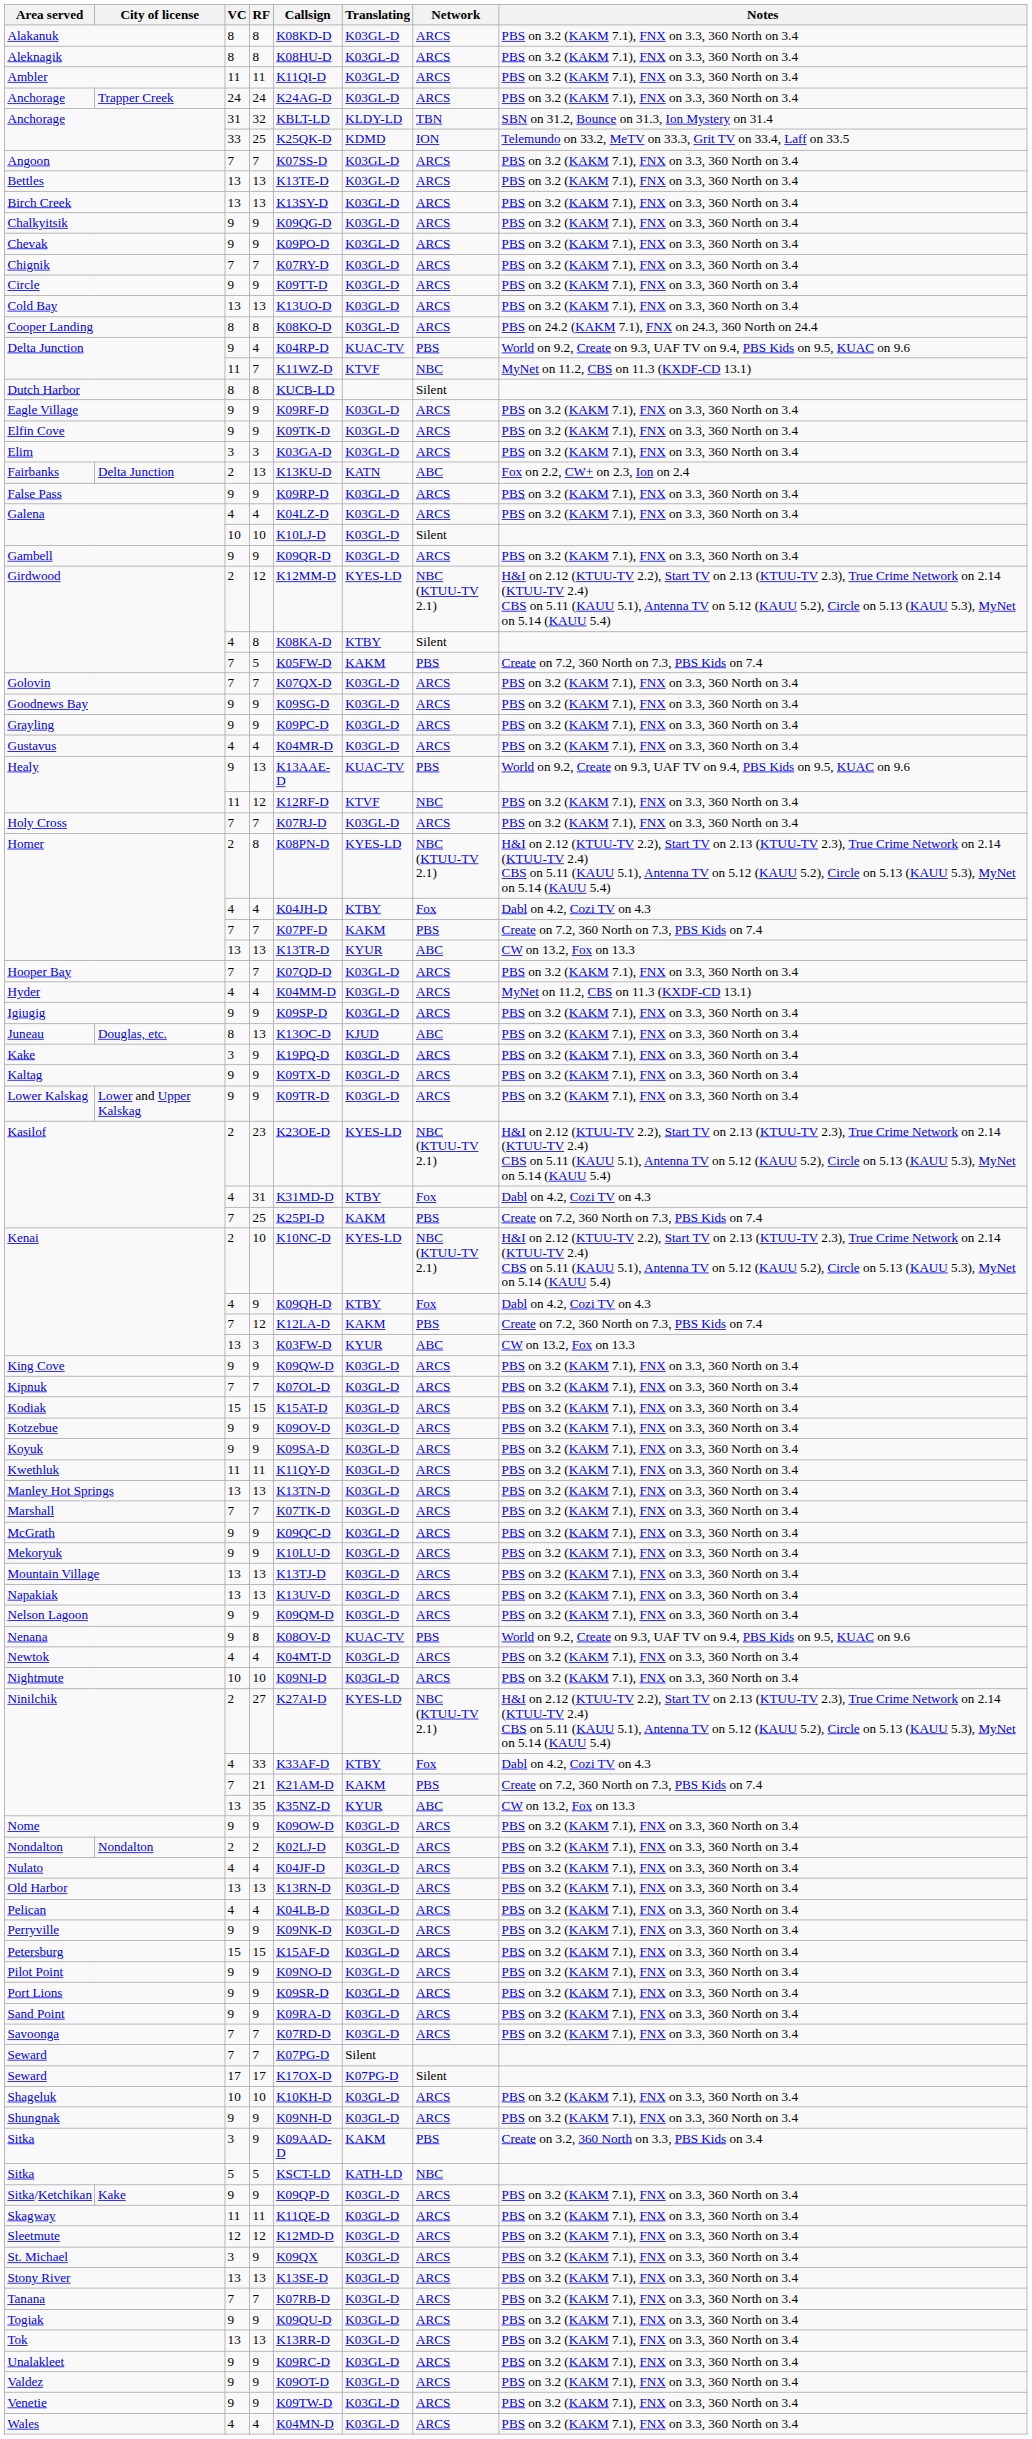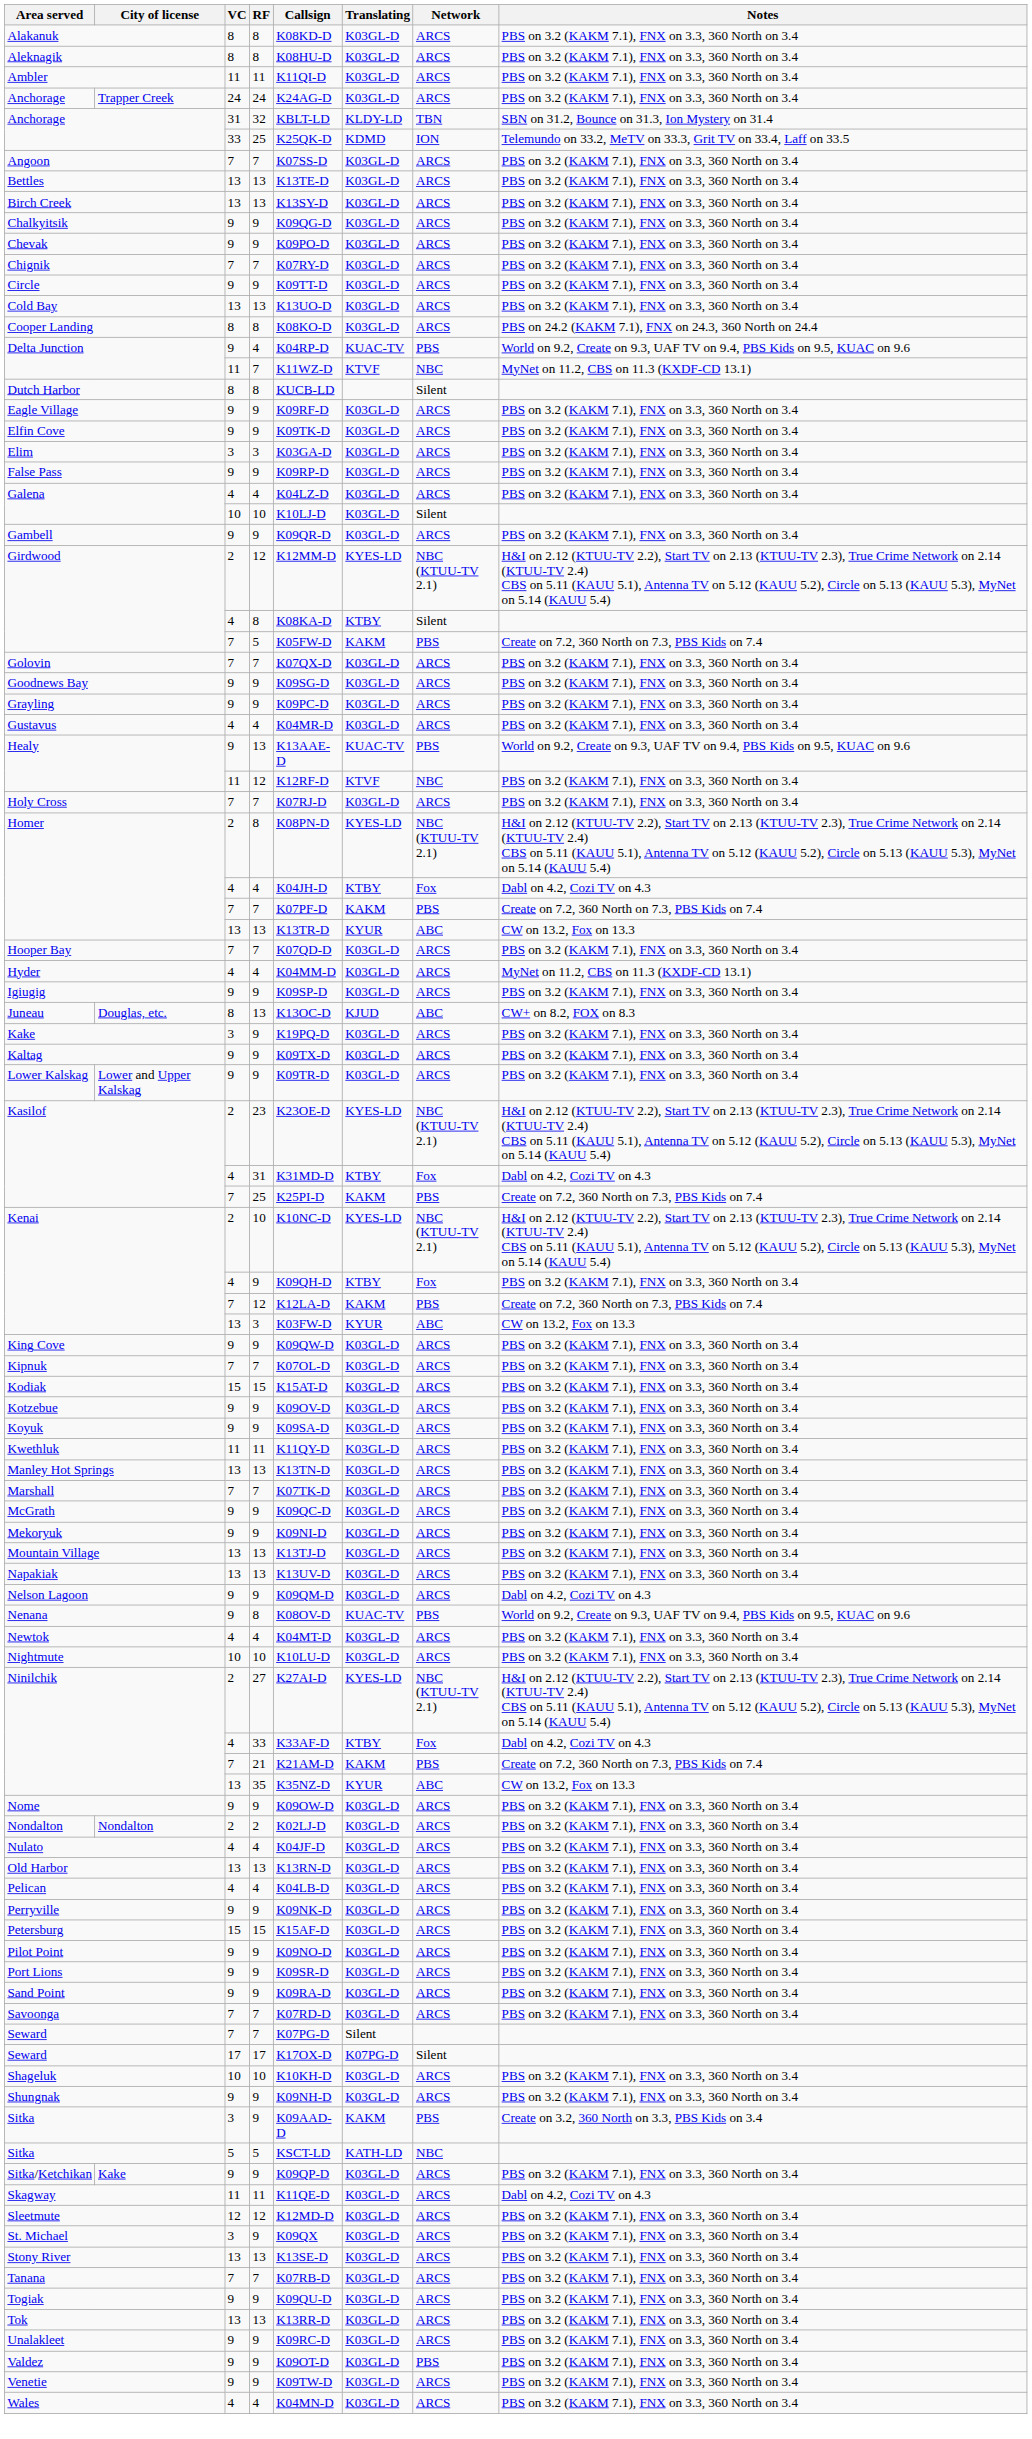- row: (33, 472)
(650, 1033) PBS on 3.2 (KAKM 7.1), FNX on 3.3, 360 North on 3.4 -> (568, 1012) CW+ on 8.2, FOX on 8.3
(576, 1303) Dabl on 4.2, Cozi TV on 4.3 -> (650, 1282) PBS on 3.2 (KAKM 7.1), FNX on 3.3, 360 North on 3.4
(303, 1553) K10LU-D -> (301, 1532) K09NI-D
(650, 1615) PBS on 3.2 (KAKM 7.1), FNX on 3.3, 360 North on 3.4 -> (576, 1594) Dabl on 4.2, Cozi TV on 4.3
(301, 1678) K09NI-D -> (303, 1657) K10LU-D
(650, 2215) PBS on 3.2 (KAKM 7.1), FNX on 3.3, 360 North on 3.4 -> (576, 2194) Dabl on 4.2, Cozi TV on 4.3
(433, 2382) ARCS -> (428, 2361) PBS
